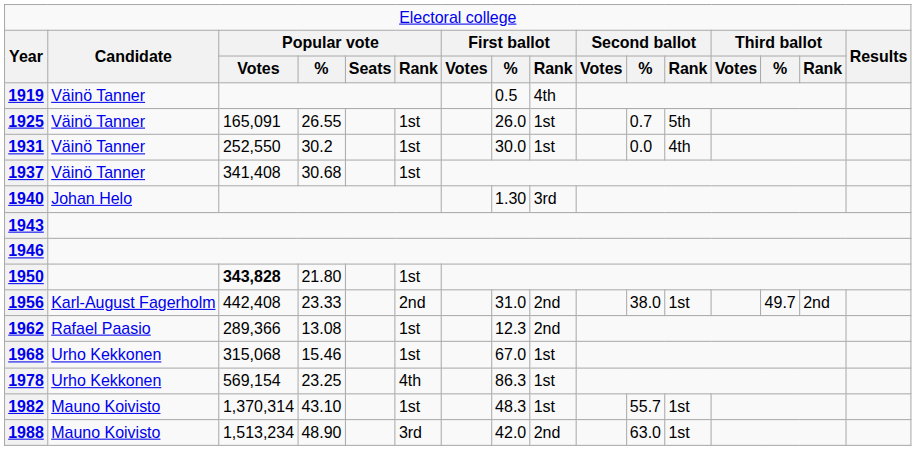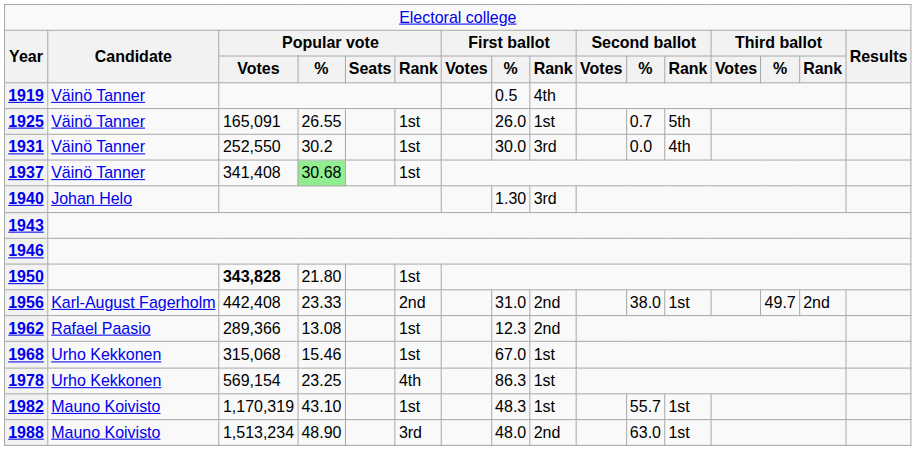(544, 146) 1st -> (545, 146) 3rd
(321, 172) no background -> (321, 172) lightgreen background
(258, 406) 1,370,314 -> (258, 406) 1,170,319
(511, 432) 42.0 -> (511, 432) 48.0
